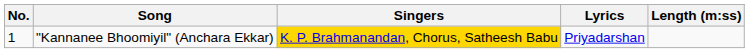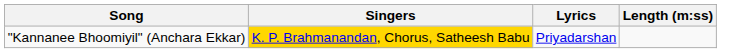- column: (19, 15)
